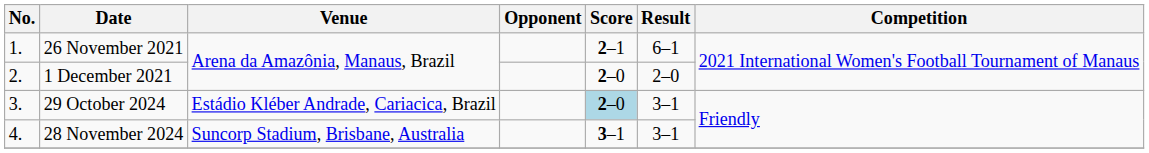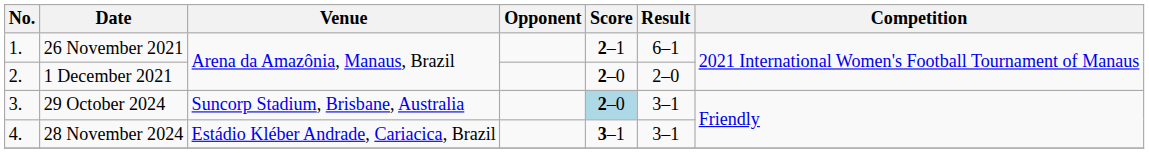(344, 104) Estádio Kléber Andrade, Cariacica, Brazil -> (328, 104) Suncorp Stadium, Brisbane, Australia
(328, 133) Suncorp Stadium, Brisbane, Australia -> (344, 133) Estádio Kléber Andrade, Cariacica, Brazil
